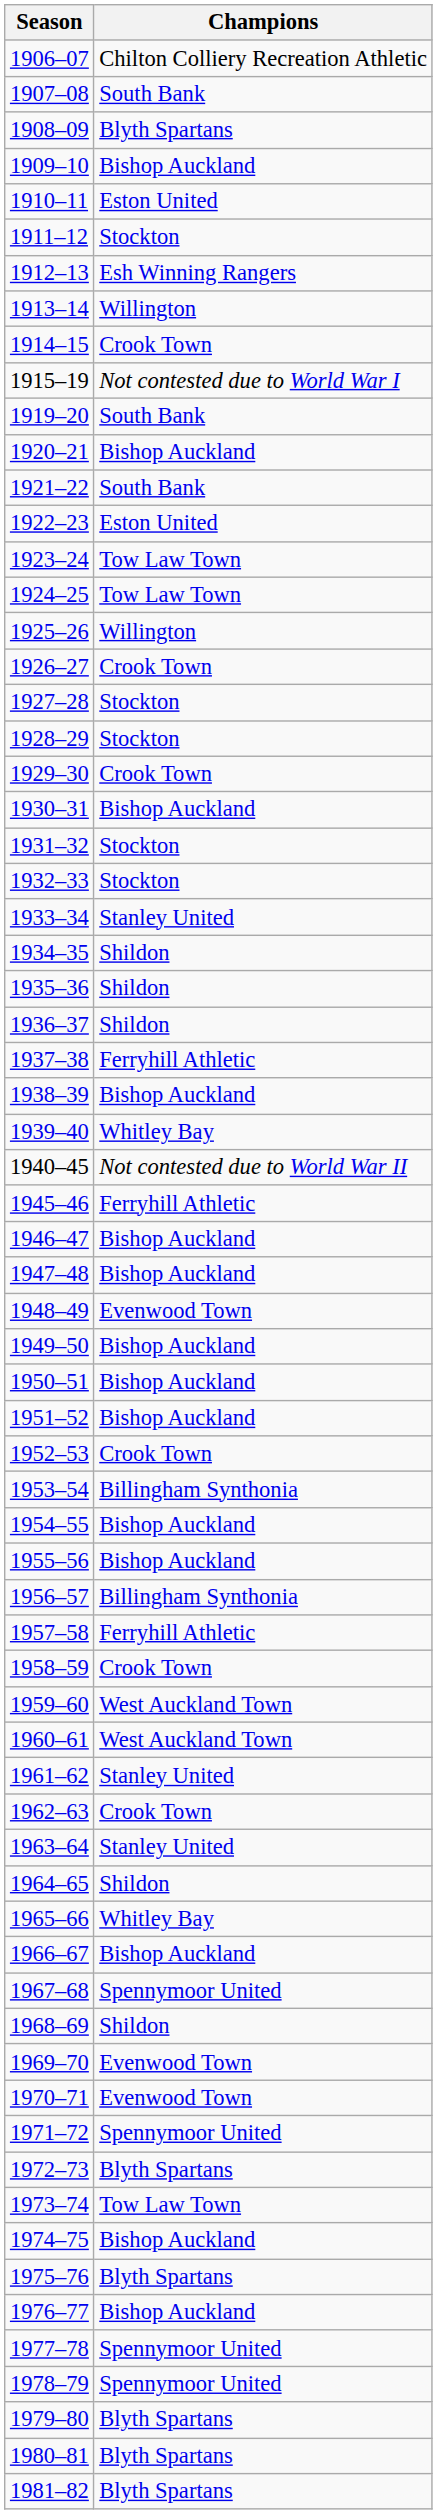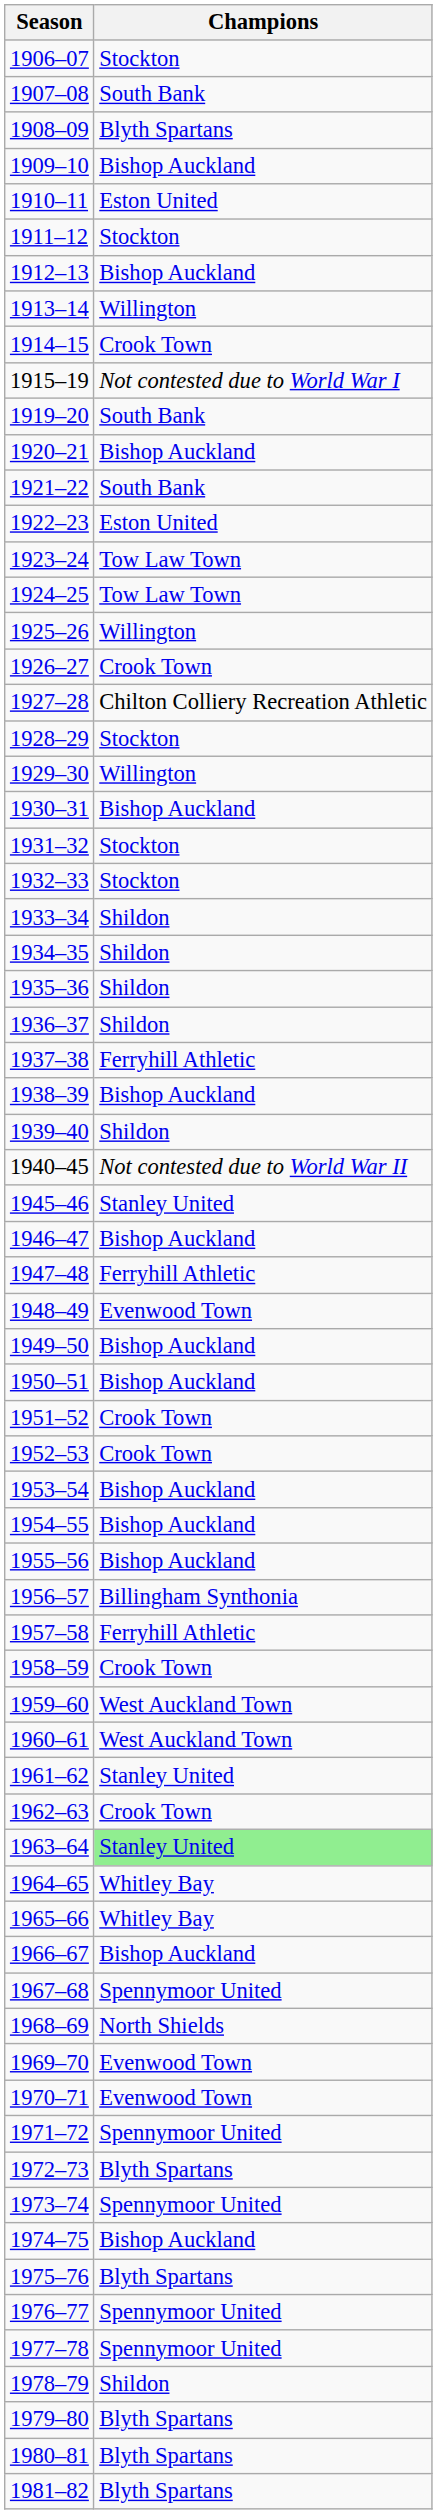(263, 58) Chilton Colliery Recreation Athletic -> (139, 58) Stockton
(198, 272) Esh Winning Rangers -> (177, 272) Bishop Auckland
(139, 702) Stockton -> (263, 702) Chilton Colliery Recreation Athletic
(156, 773) Crook Town -> (148, 773) Willington
(167, 916) Stanley United -> (134, 916) Shildon
(157, 1131) Whitley Bay -> (134, 1131) Shildon
(177, 1203) Ferryhill Athletic -> (167, 1203) Stanley United
(177, 1274) Bishop Auckland -> (177, 1274) Ferryhill Athletic
(177, 1417) Bishop Auckland -> (156, 1417) Crook Town
(199, 1489) Billingham Synthonia -> (177, 1489) Bishop Auckland
(167, 1847) no background -> (167, 1847) lightgreen background
(134, 1882) Shildon -> (157, 1882) Whitley Bay
(134, 2025) Shildon -> (162, 2025) North Shields
(170, 2204) Tow Law Town -> (190, 2204) Spennymoor United
(177, 2312) Bishop Auckland -> (190, 2312) Spennymoor United
(190, 2383) Spennymoor United -> (134, 2383) Shildon
